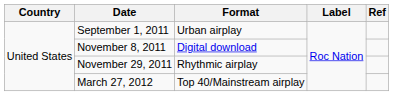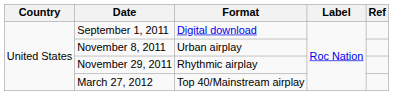(209, 30) Urban airplay -> (217, 30) Digital download
(217, 47) Digital download -> (209, 47) Urban airplay
